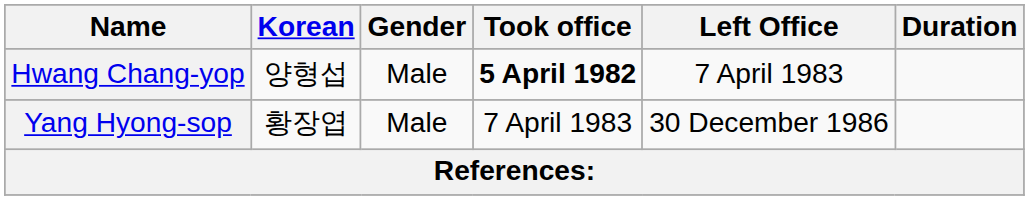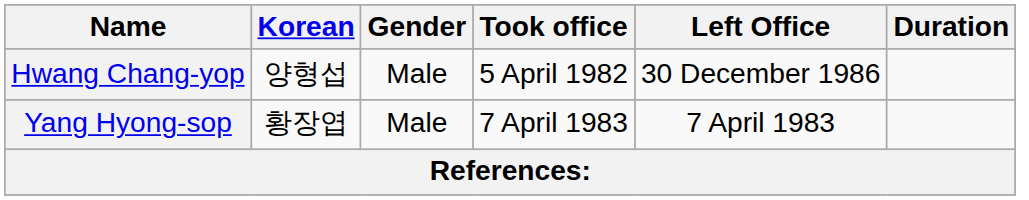(558, 74) bold -> (554, 74) normal
(769, 74) 7 April 1983 -> (761, 74) 30 December 1986
(769, 124) 30 December 1986 -> (761, 124) 7 April 1983
